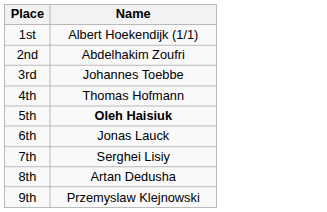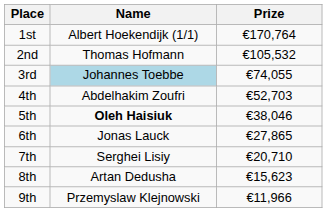+ column: (269, 14)
(133, 55) Abdelhakim Zoufri -> (133, 55) Thomas Hofmann
(133, 75) no background -> (133, 75) lightblue background
(133, 95) Thomas Hofmann -> (133, 95) Abdelhakim Zoufri
